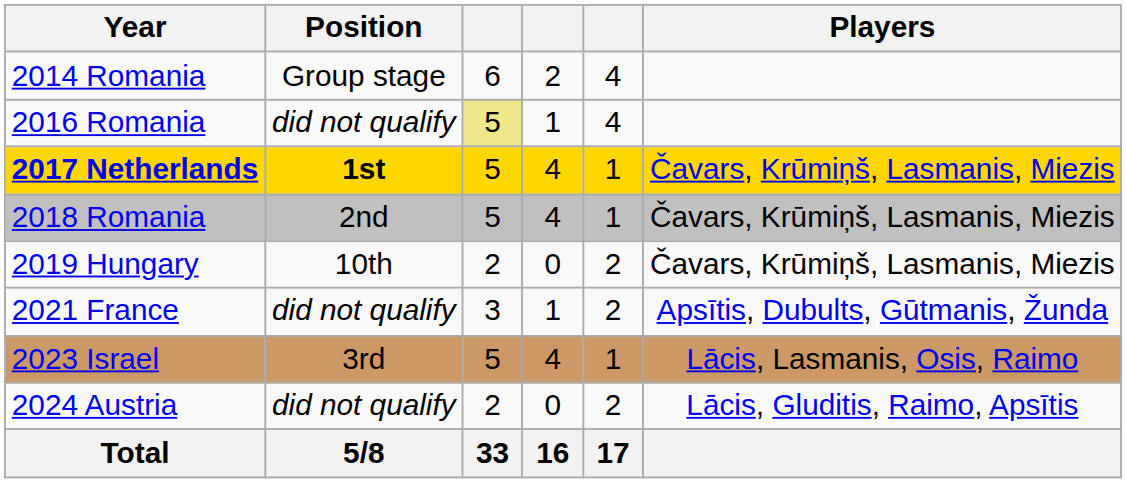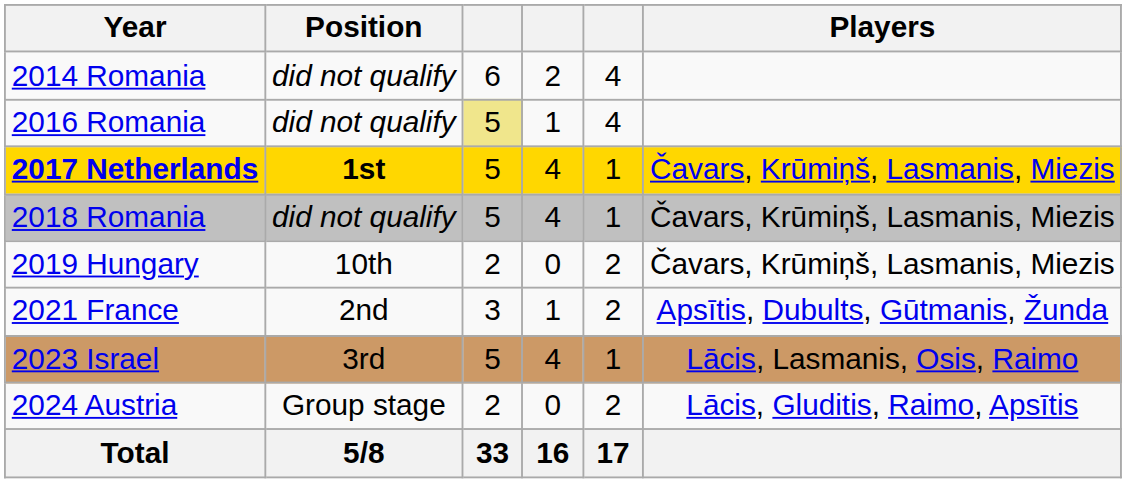(364, 75) Group stage -> (364, 75) did not qualify
(364, 216) 2nd -> (364, 216) did not qualify
(364, 311) did not qualify -> (364, 311) 2nd
(364, 405) did not qualify -> (364, 405) Group stage
